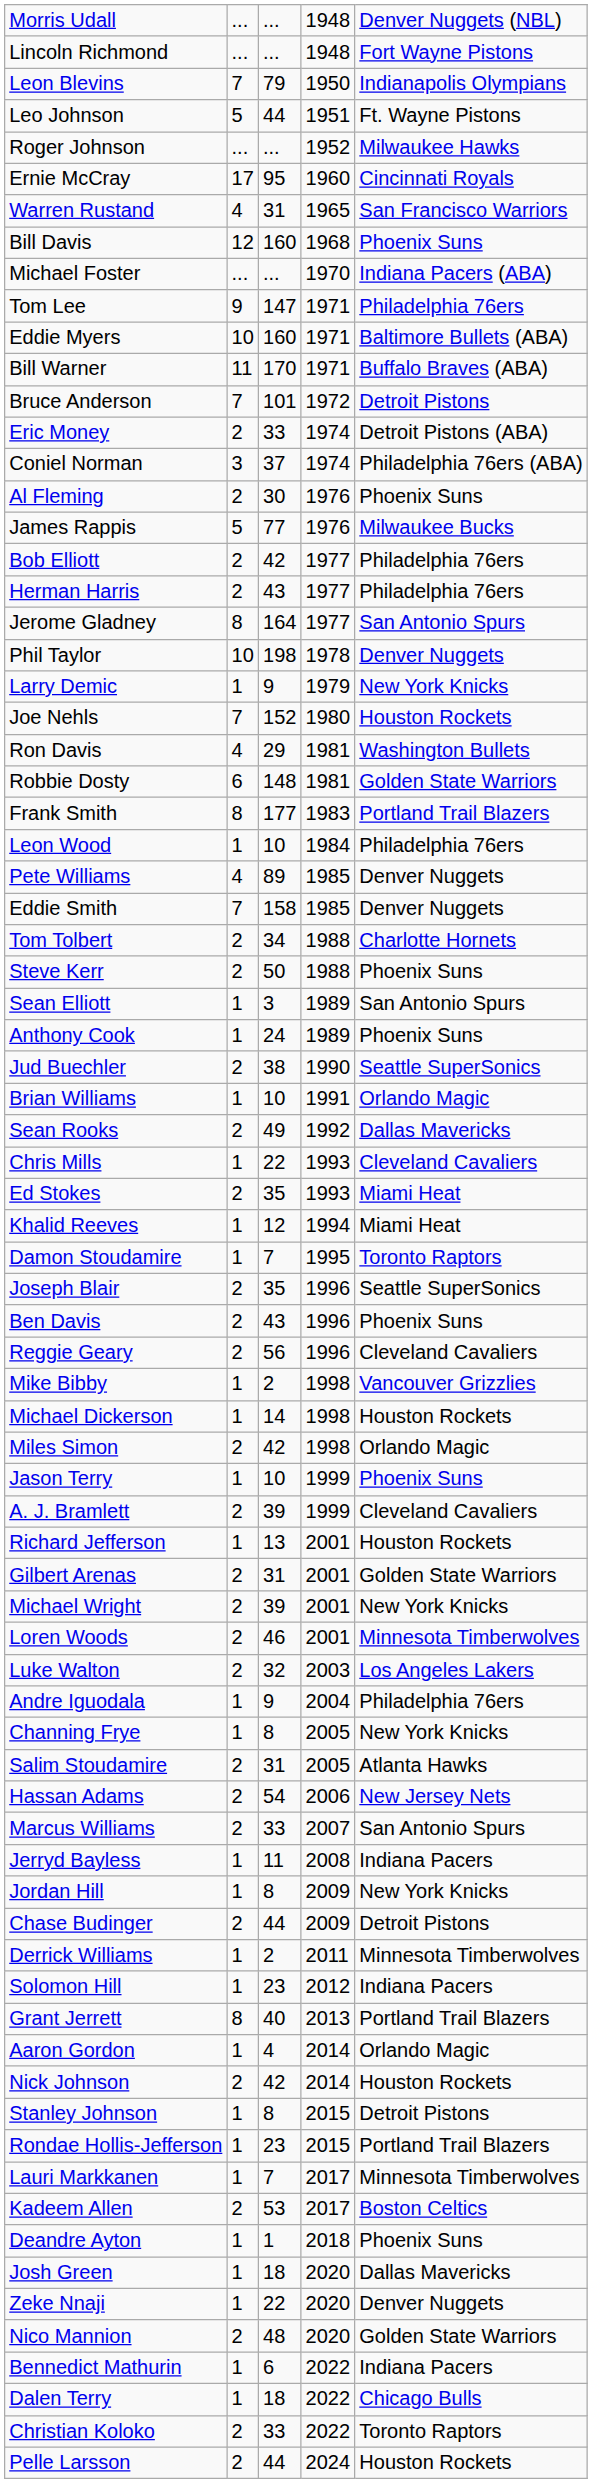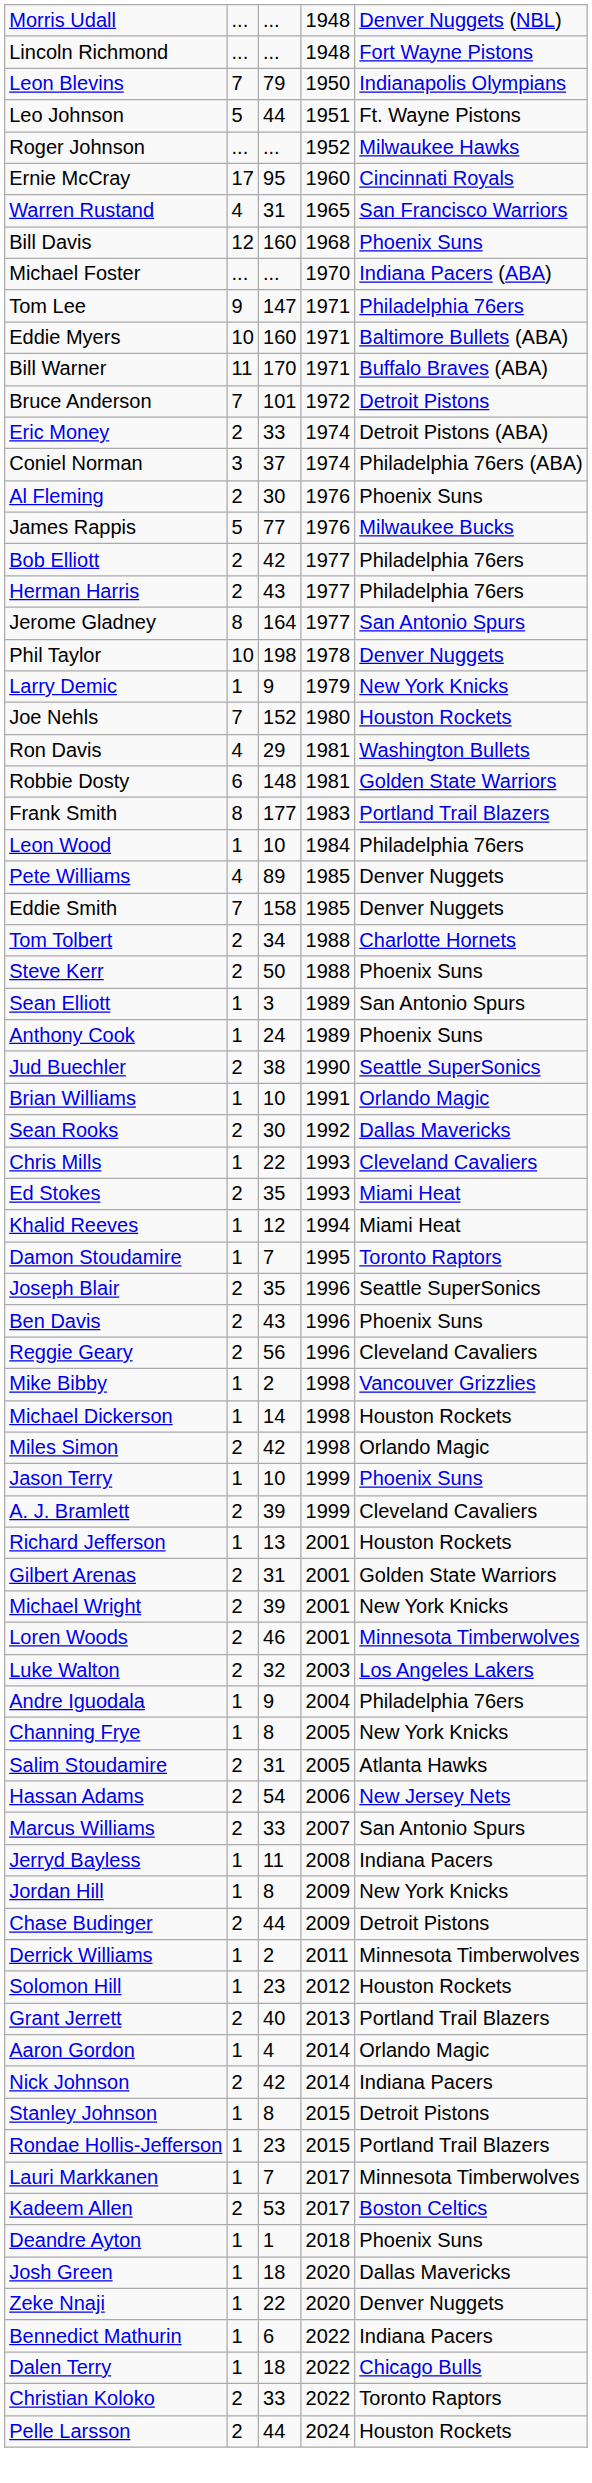(274, 1130) 49 -> (274, 1130) 30
(426, 1986) Indiana Pacers -> (435, 1986) Houston Rockets
(237, 2018) 8 -> (237, 2018) 2
(435, 2082) Houston Rockets -> (426, 2082) Indiana Pacers
- row: (70, 2335)
